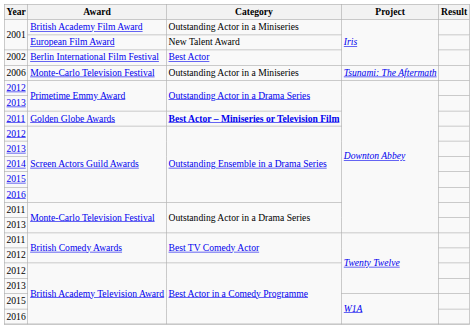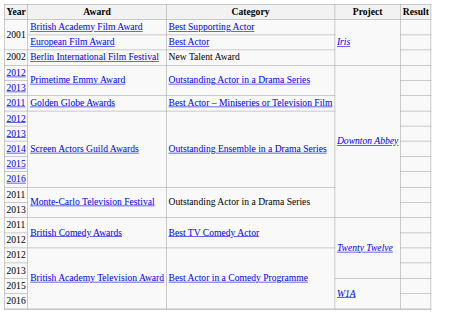(234, 27) Outstanding Actor in a Miniseries -> (211, 27) Best Supporting Actor
(204, 42) New Talent Award -> (189, 42) Best Actor
(189, 57) Best Actor -> (204, 57) New Talent Award
- row: (16, 73)
(254, 118) bold -> (251, 103) normal
